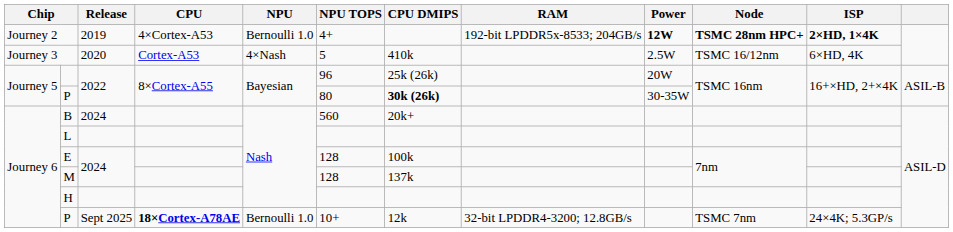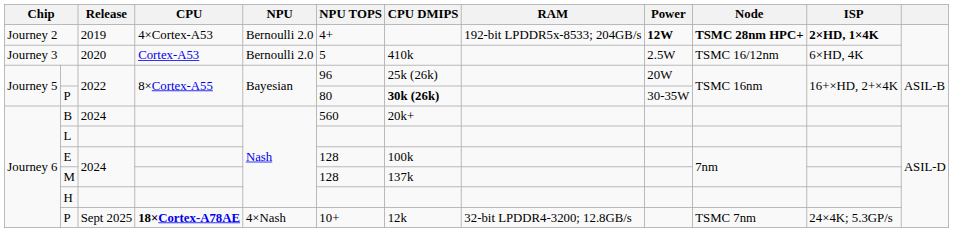(280, 34) Bernoulli 1.0 -> (280, 34) Bernoulli 2.0
(266, 55) 4×Nash -> (280, 55) Bernoulli 2.0
(280, 217) Bernoulli 1.0 -> (266, 217) 4×Nash
